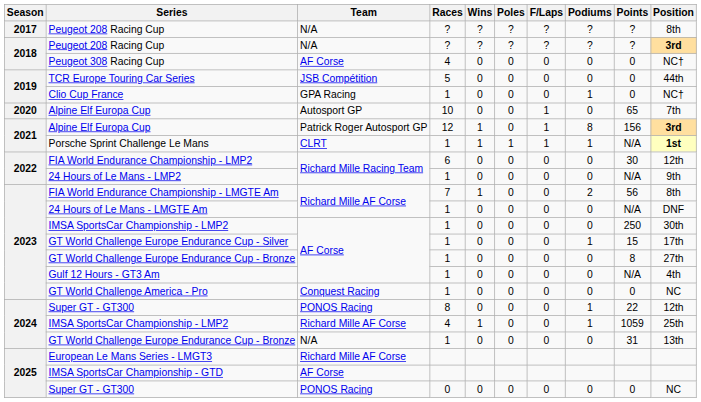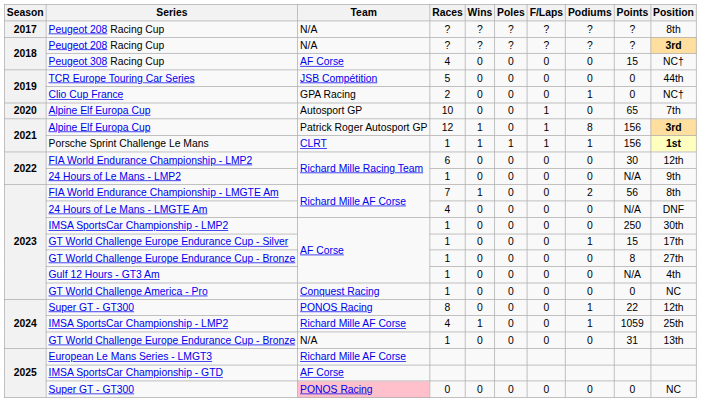(632, 62) 0 -> (632, 62) 15
(447, 95) 1 -> (447, 95) 2
(632, 144) N/A -> (632, 144) 156
(447, 210) 1 -> (447, 210) 4
(336, 390) no background -> (336, 390) pink background
